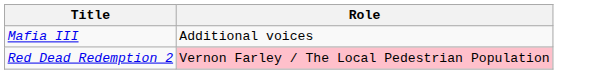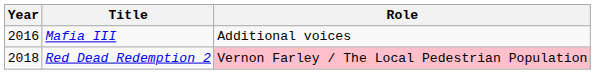+ column: (23, 15)
